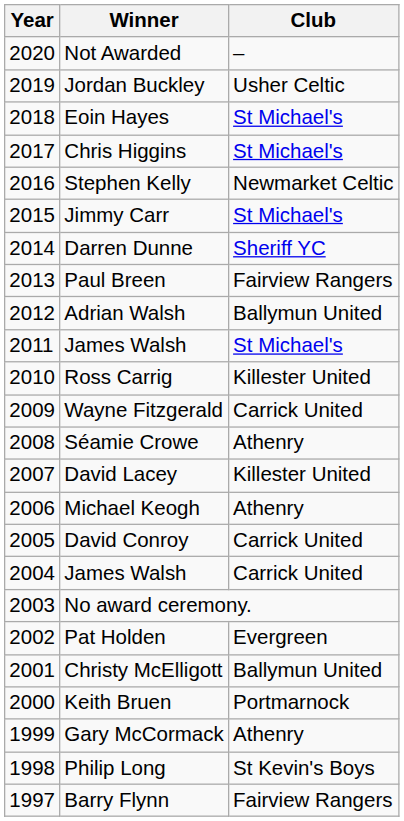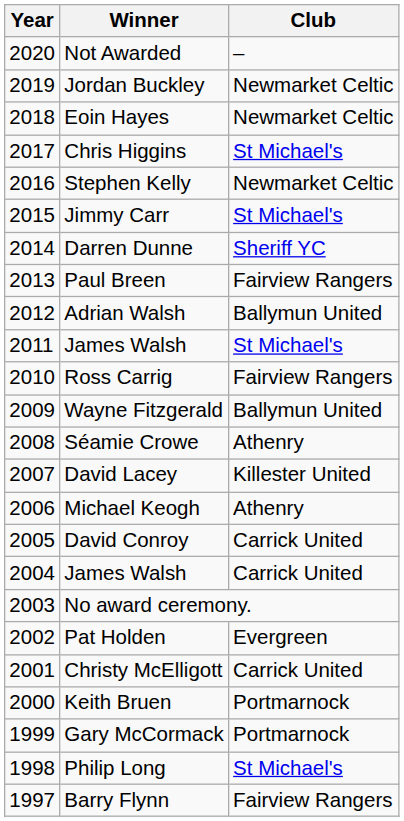(289, 85) Usher Celtic -> (313, 85) Newmarket Celtic
(288, 118) St Michael's -> (313, 118) Newmarket Celtic
(302, 378) Killester United -> (313, 378) Fairview Rangers
(298, 410) Carrick United -> (308, 410) Ballymun United
(308, 670) Ballymun United -> (298, 670) Carrick United
(268, 735) Athenry -> (291, 735) Portmarnock
(304, 767) St Kevin's Boys -> (288, 767) St Michael's
